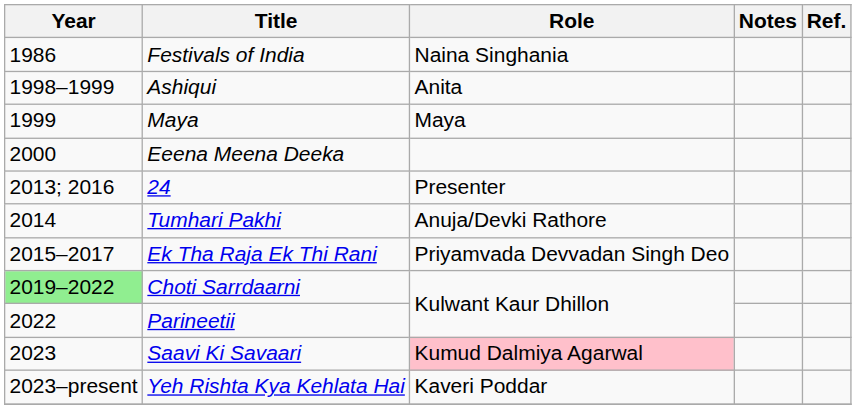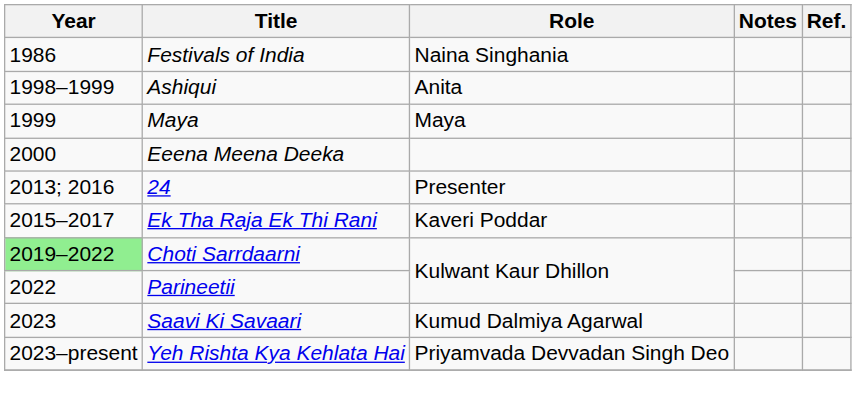- row: (214, 220)
(572, 253) Priyamvada Devvadan Singh Deo -> (481, 220) Kaveri Poddar
(529, 353) pink background -> (529, 320) no background
(481, 386) Kaveri Poddar -> (572, 353) Priyamvada Devvadan Singh Deo
